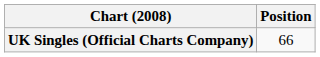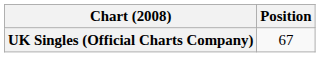(286, 39) 66 -> (286, 39) 67
